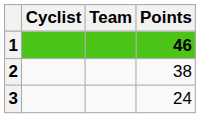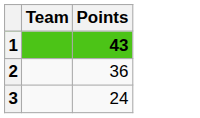- column: (54, 17)
(182, 44) 46 -> (119, 44) 43
(182, 71) 38 -> (119, 71) 36
